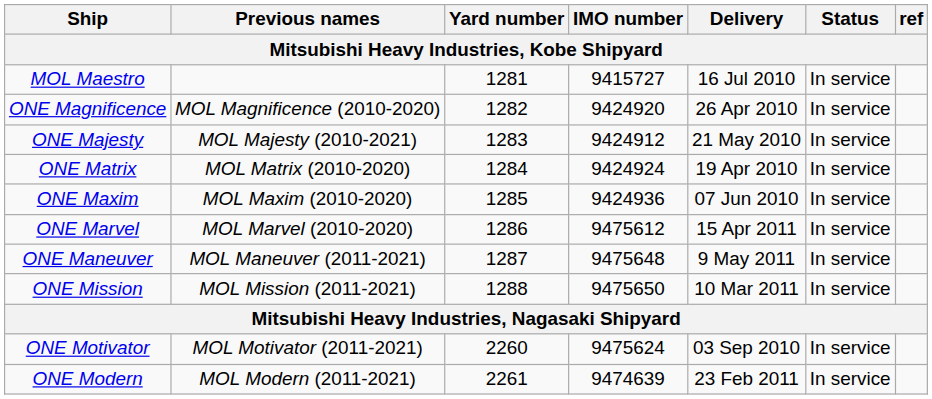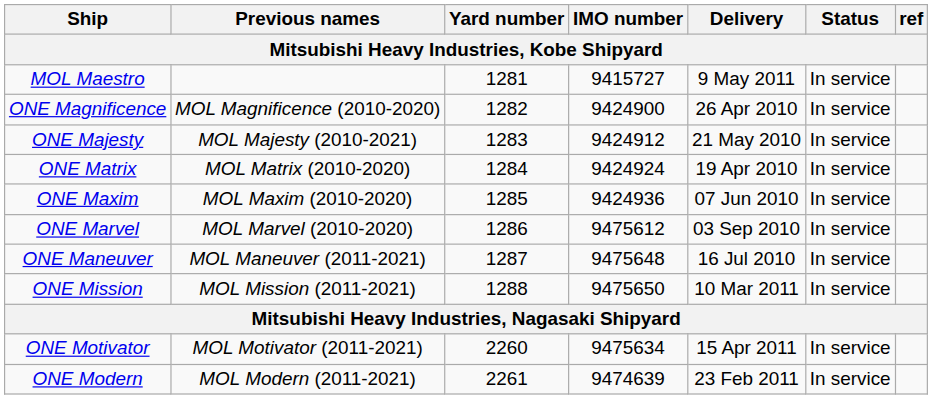(746, 79) 16 Jul 2010 -> (746, 79) 9 May 2011
(628, 109) 9424920 -> (628, 109) 9424900
(746, 229) 15 Apr 2011 -> (746, 229) 03 Sep 2010
(746, 259) 9 May 2011 -> (746, 259) 16 Jul 2010
(628, 348) 9475624 -> (628, 348) 9475634
(746, 348) 03 Sep 2010 -> (746, 348) 15 Apr 2011
